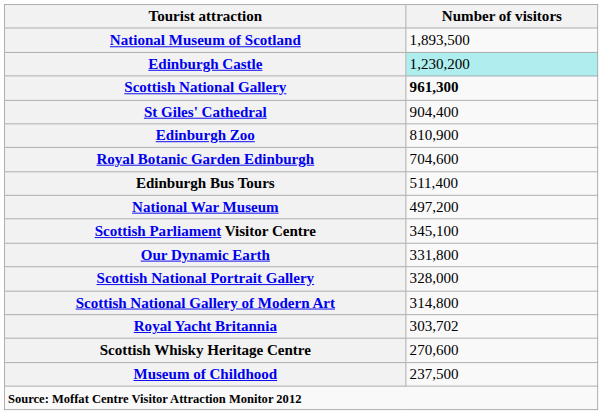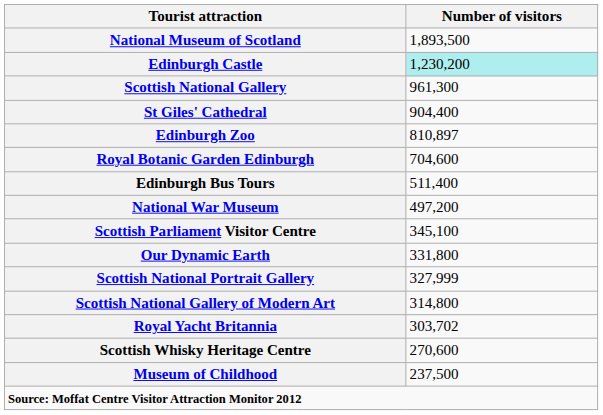(434, 87) bold -> (434, 87) normal
(434, 135) 810,900 -> (434, 135) 810,897
(434, 278) 328,000 -> (434, 278) 327,999
